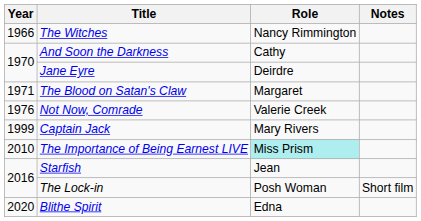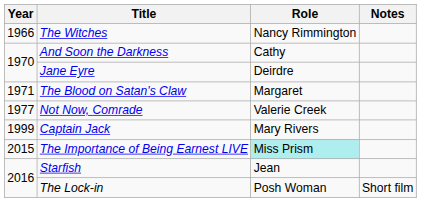(21, 110) 1976 -> (21, 110) 1977
(21, 149) 2010 -> (21, 149) 2015
- row: (71, 206)
